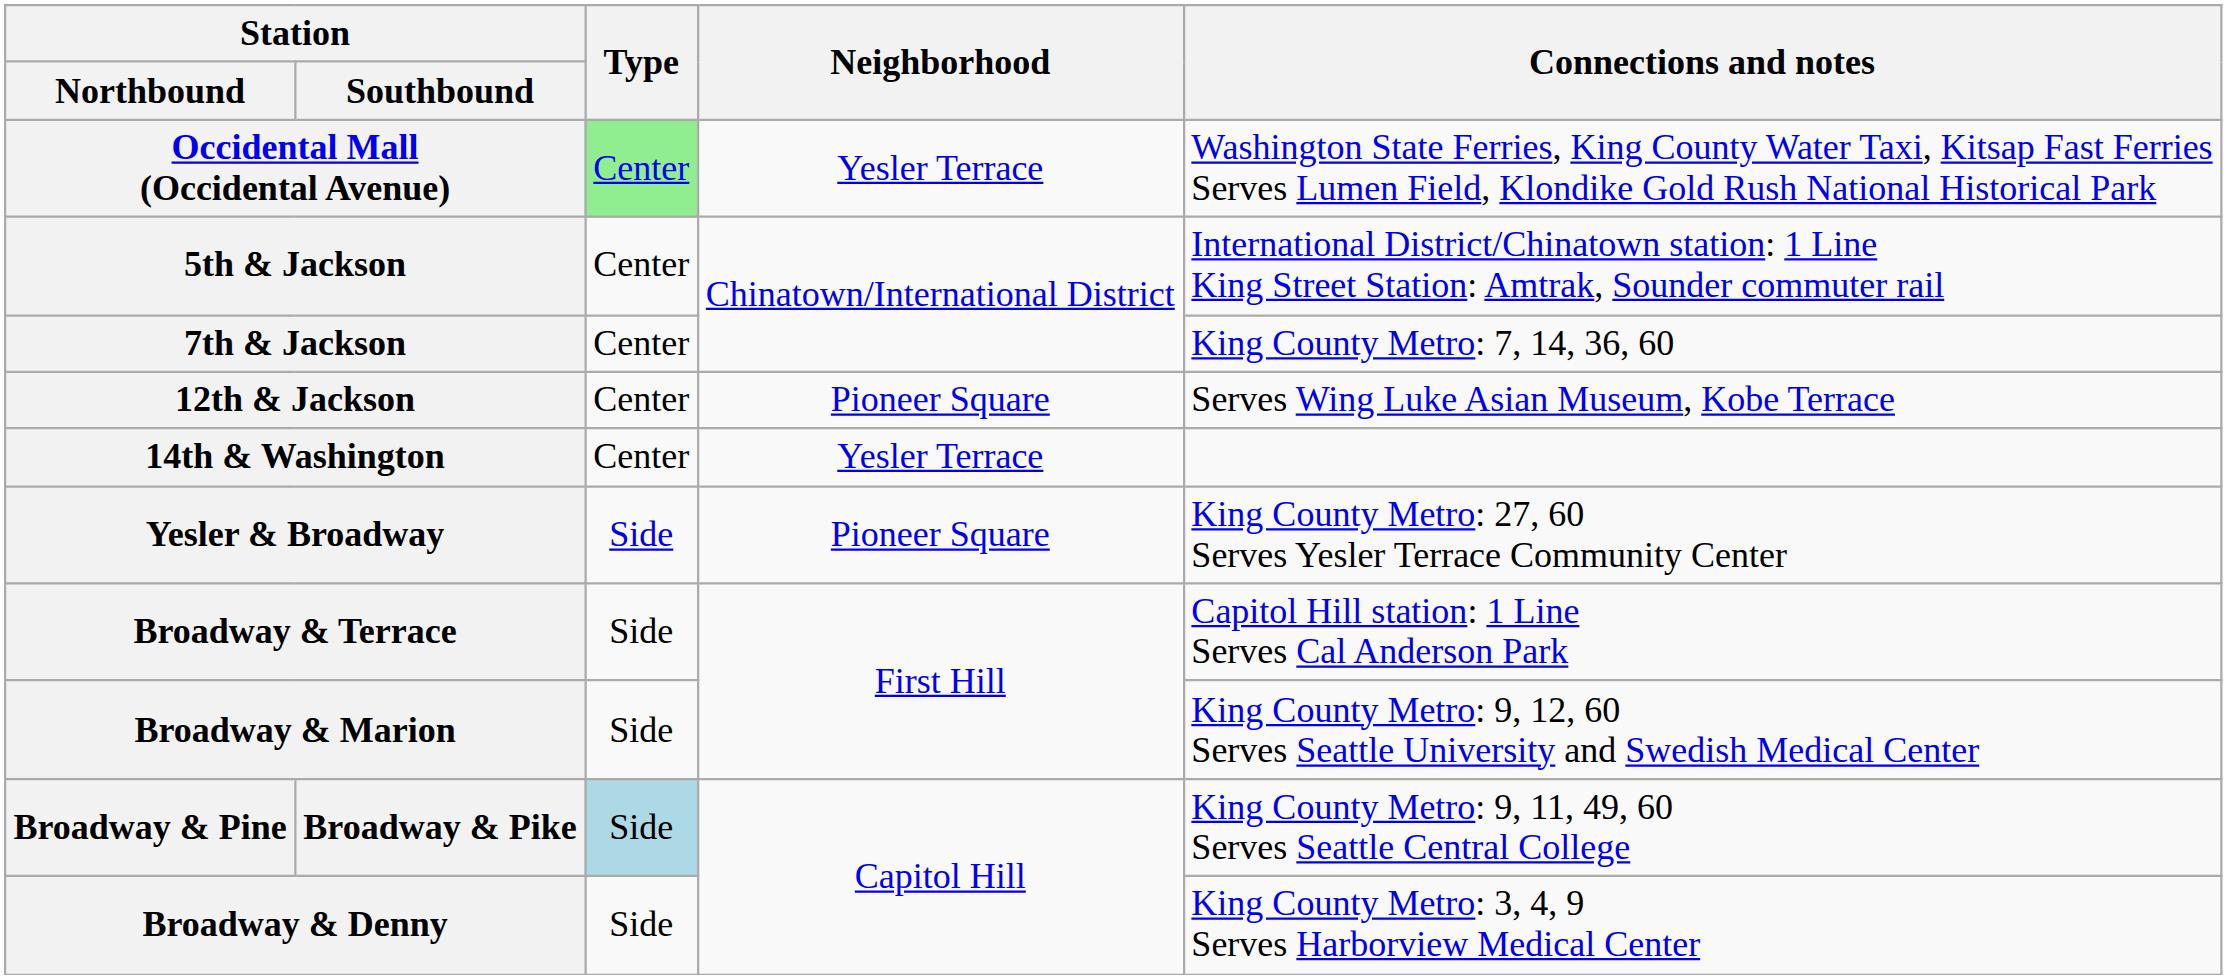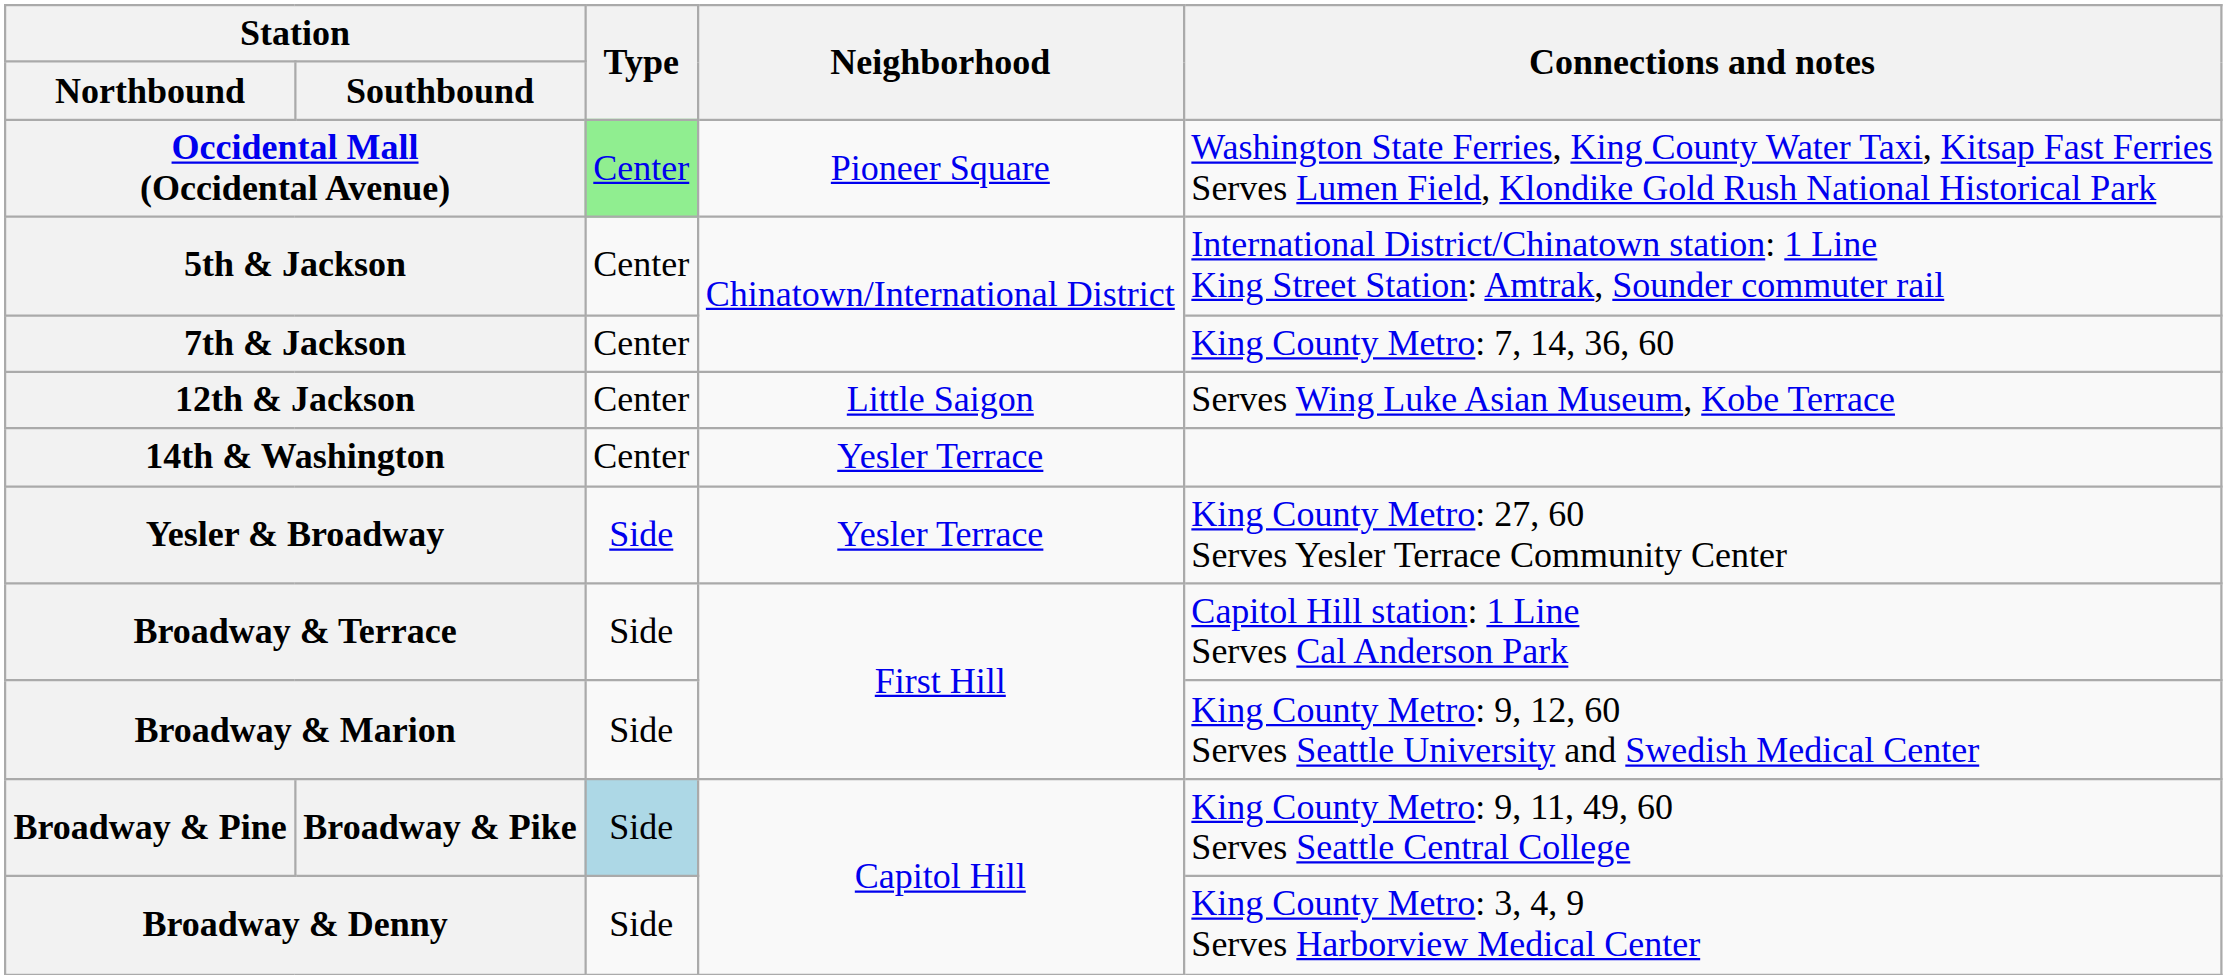(940, 167) Yesler Terrace -> (940, 167) Pioneer Square
(940, 399) Pioneer Square -> (940, 399) Little Saigon
(940, 533) Pioneer Square -> (940, 533) Yesler Terrace
